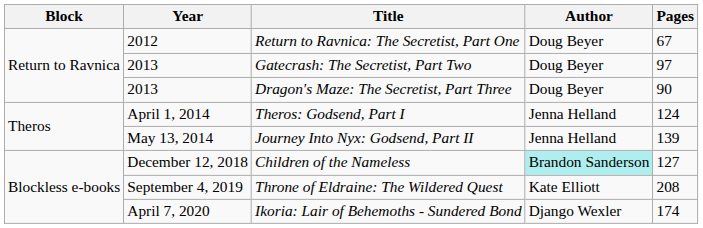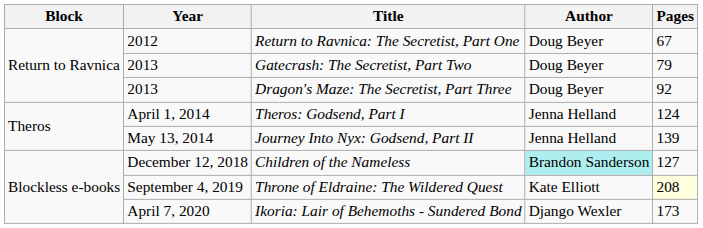(664, 65) 97 -> (664, 65) 79
(664, 89) 90 -> (664, 89) 92
(668, 187) no background -> (668, 187) lightyellow background
(668, 211) 174 -> (668, 211) 173
